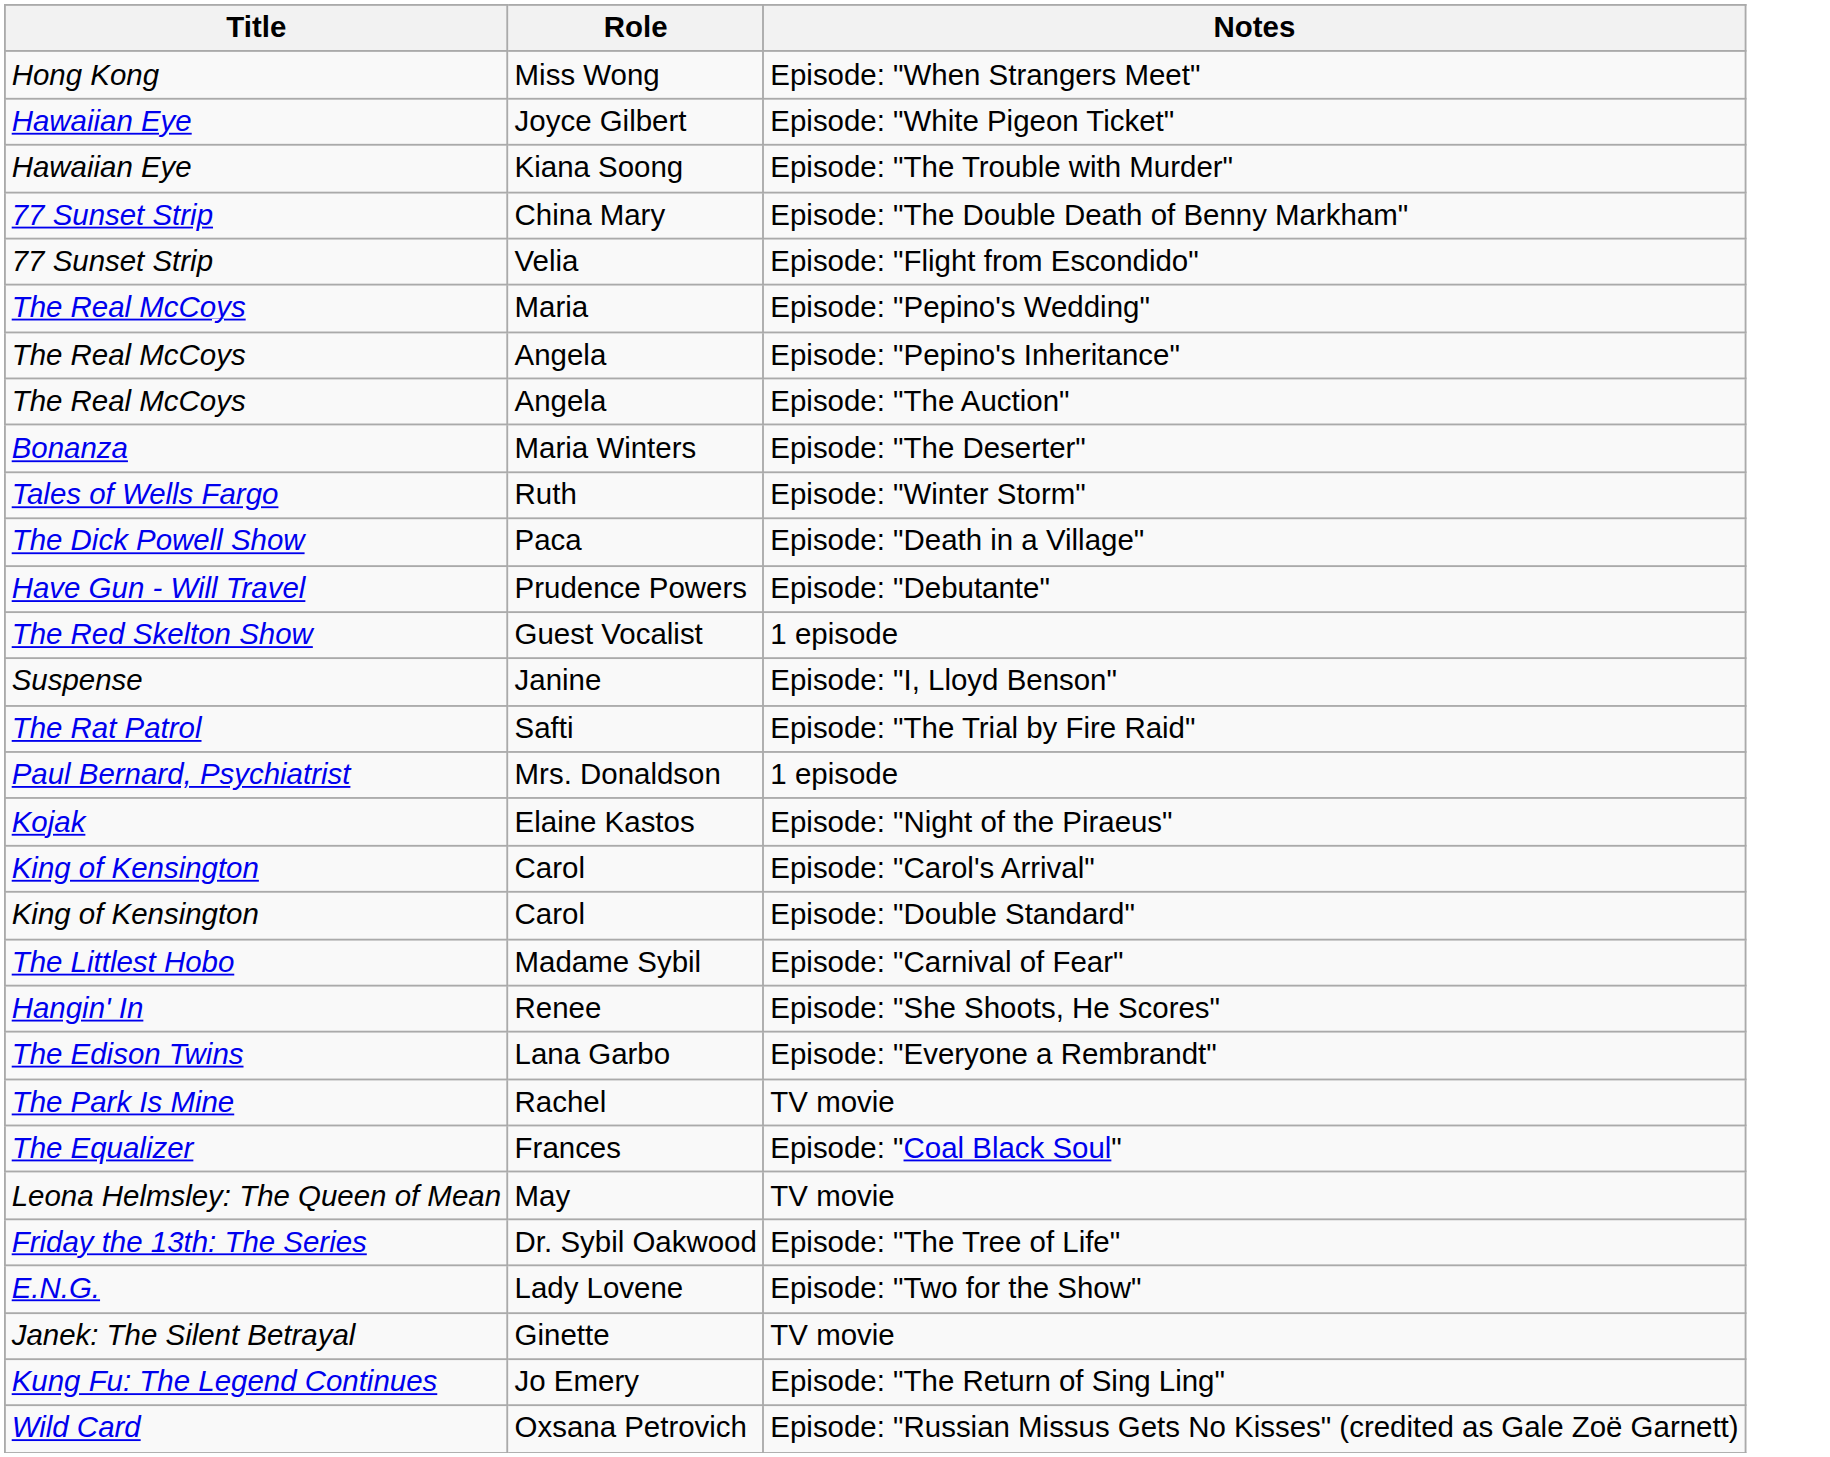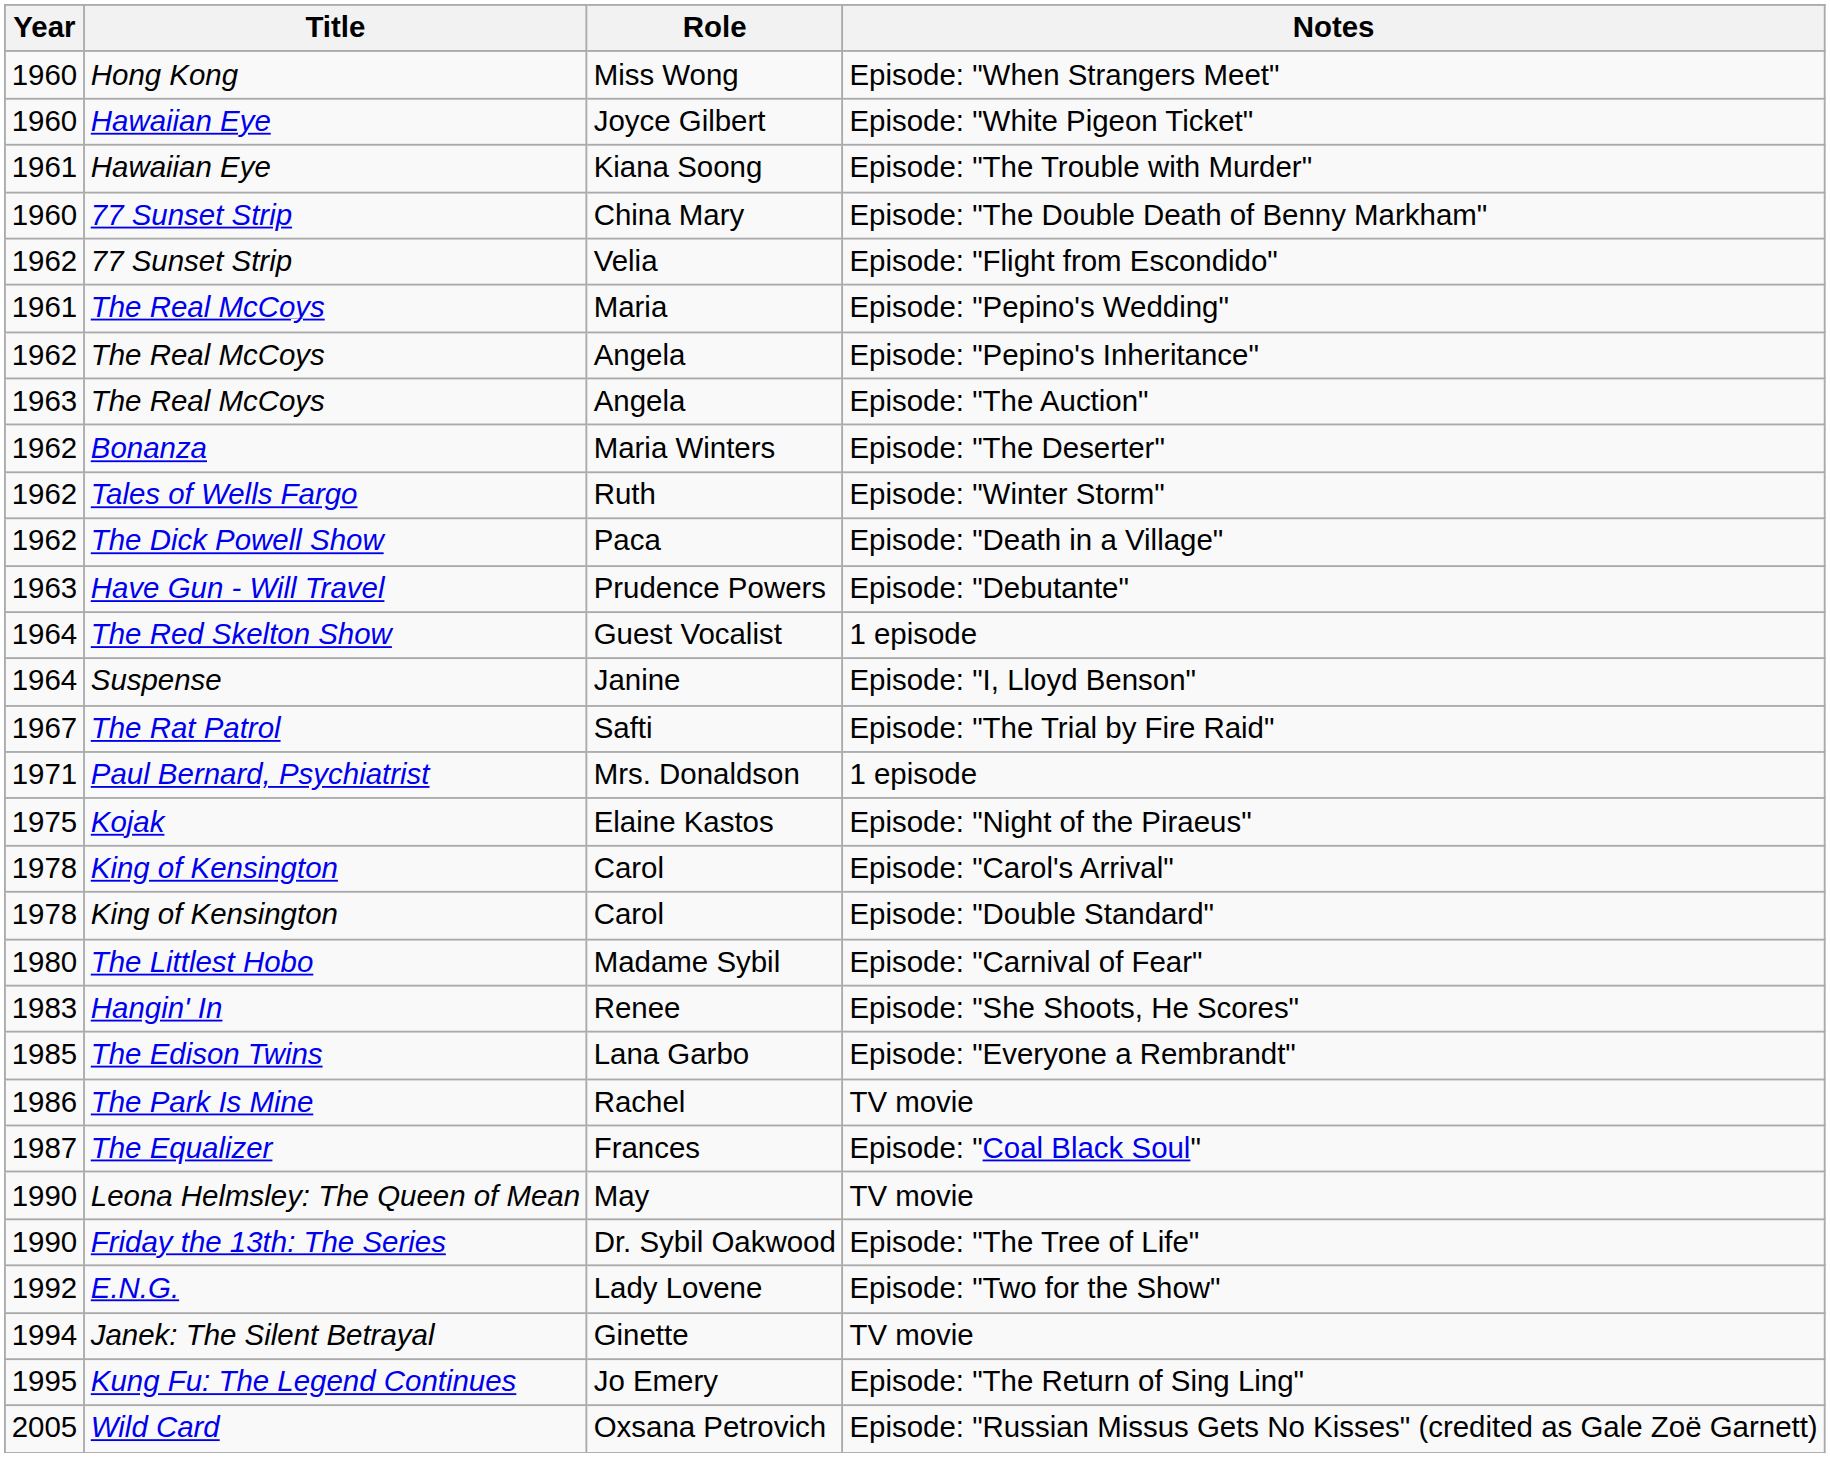+ column: (44, 27)
